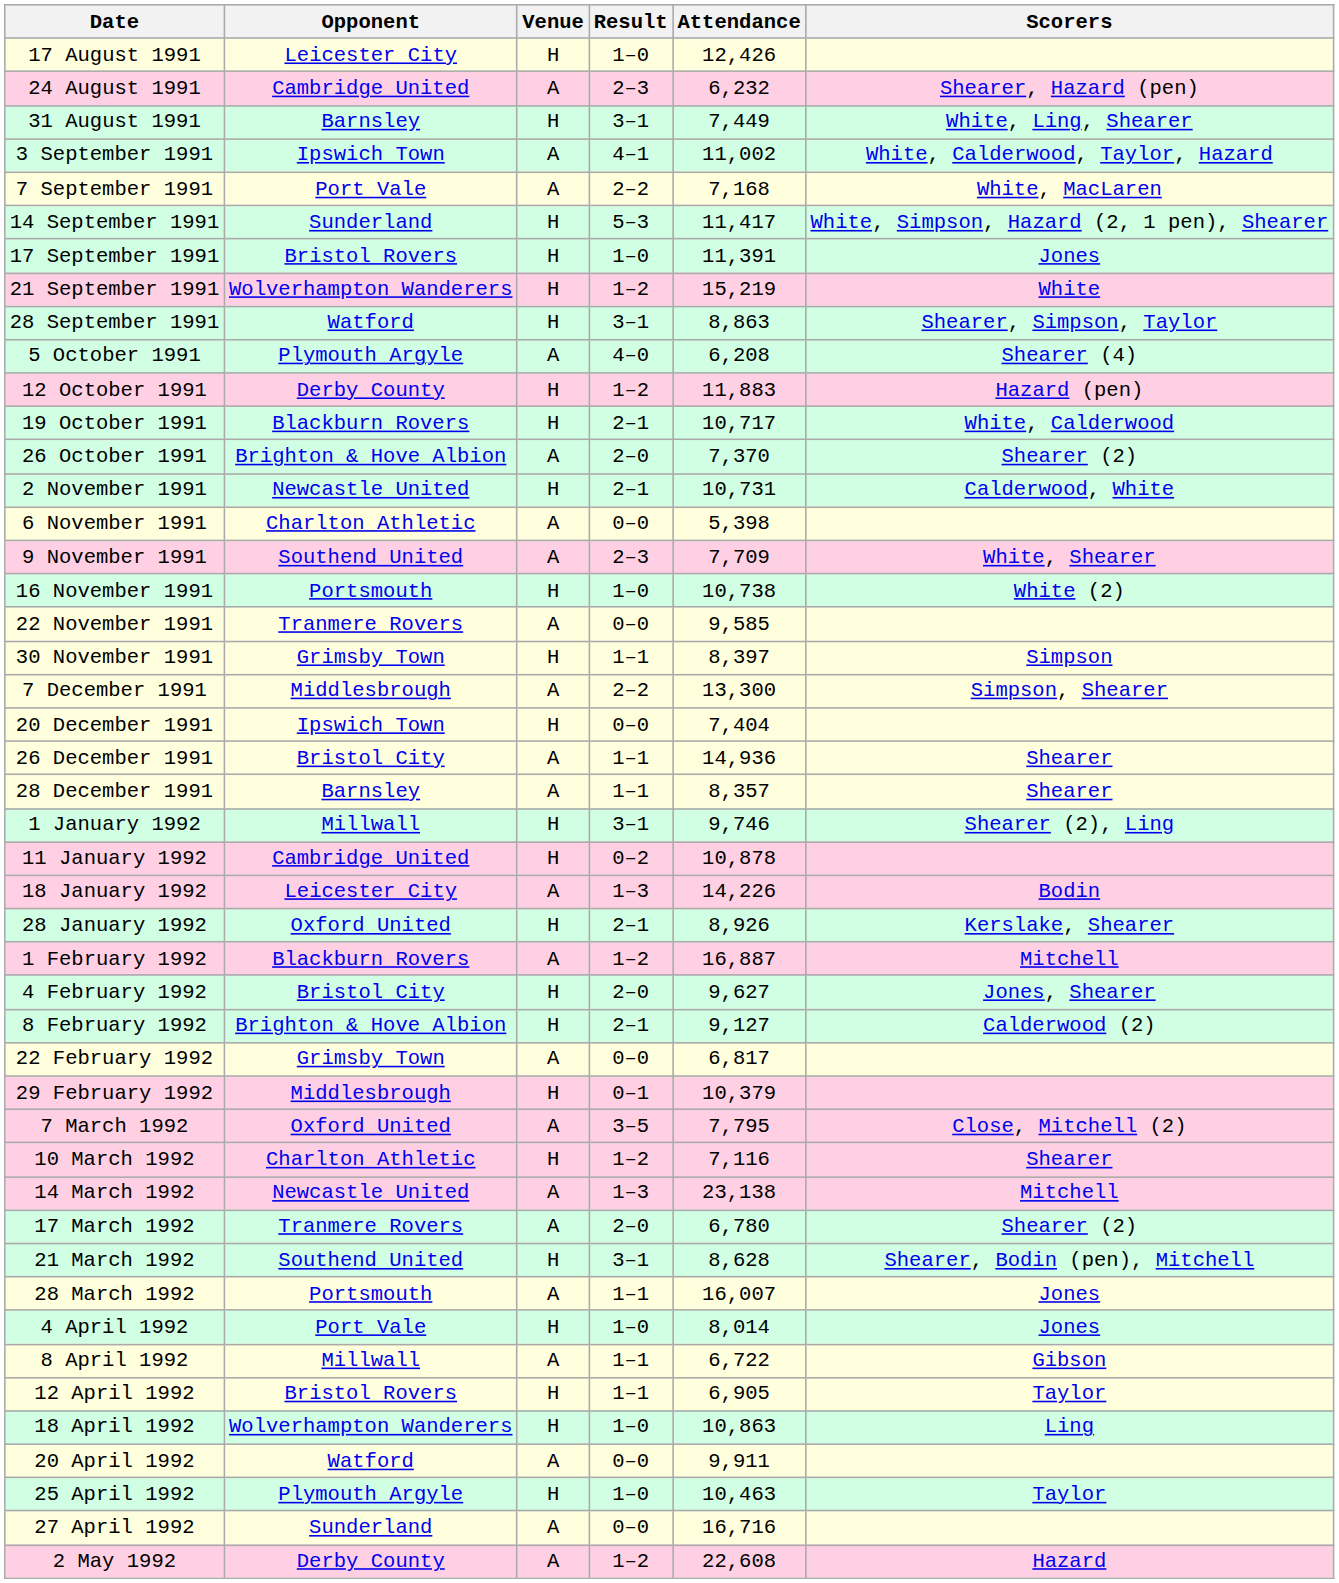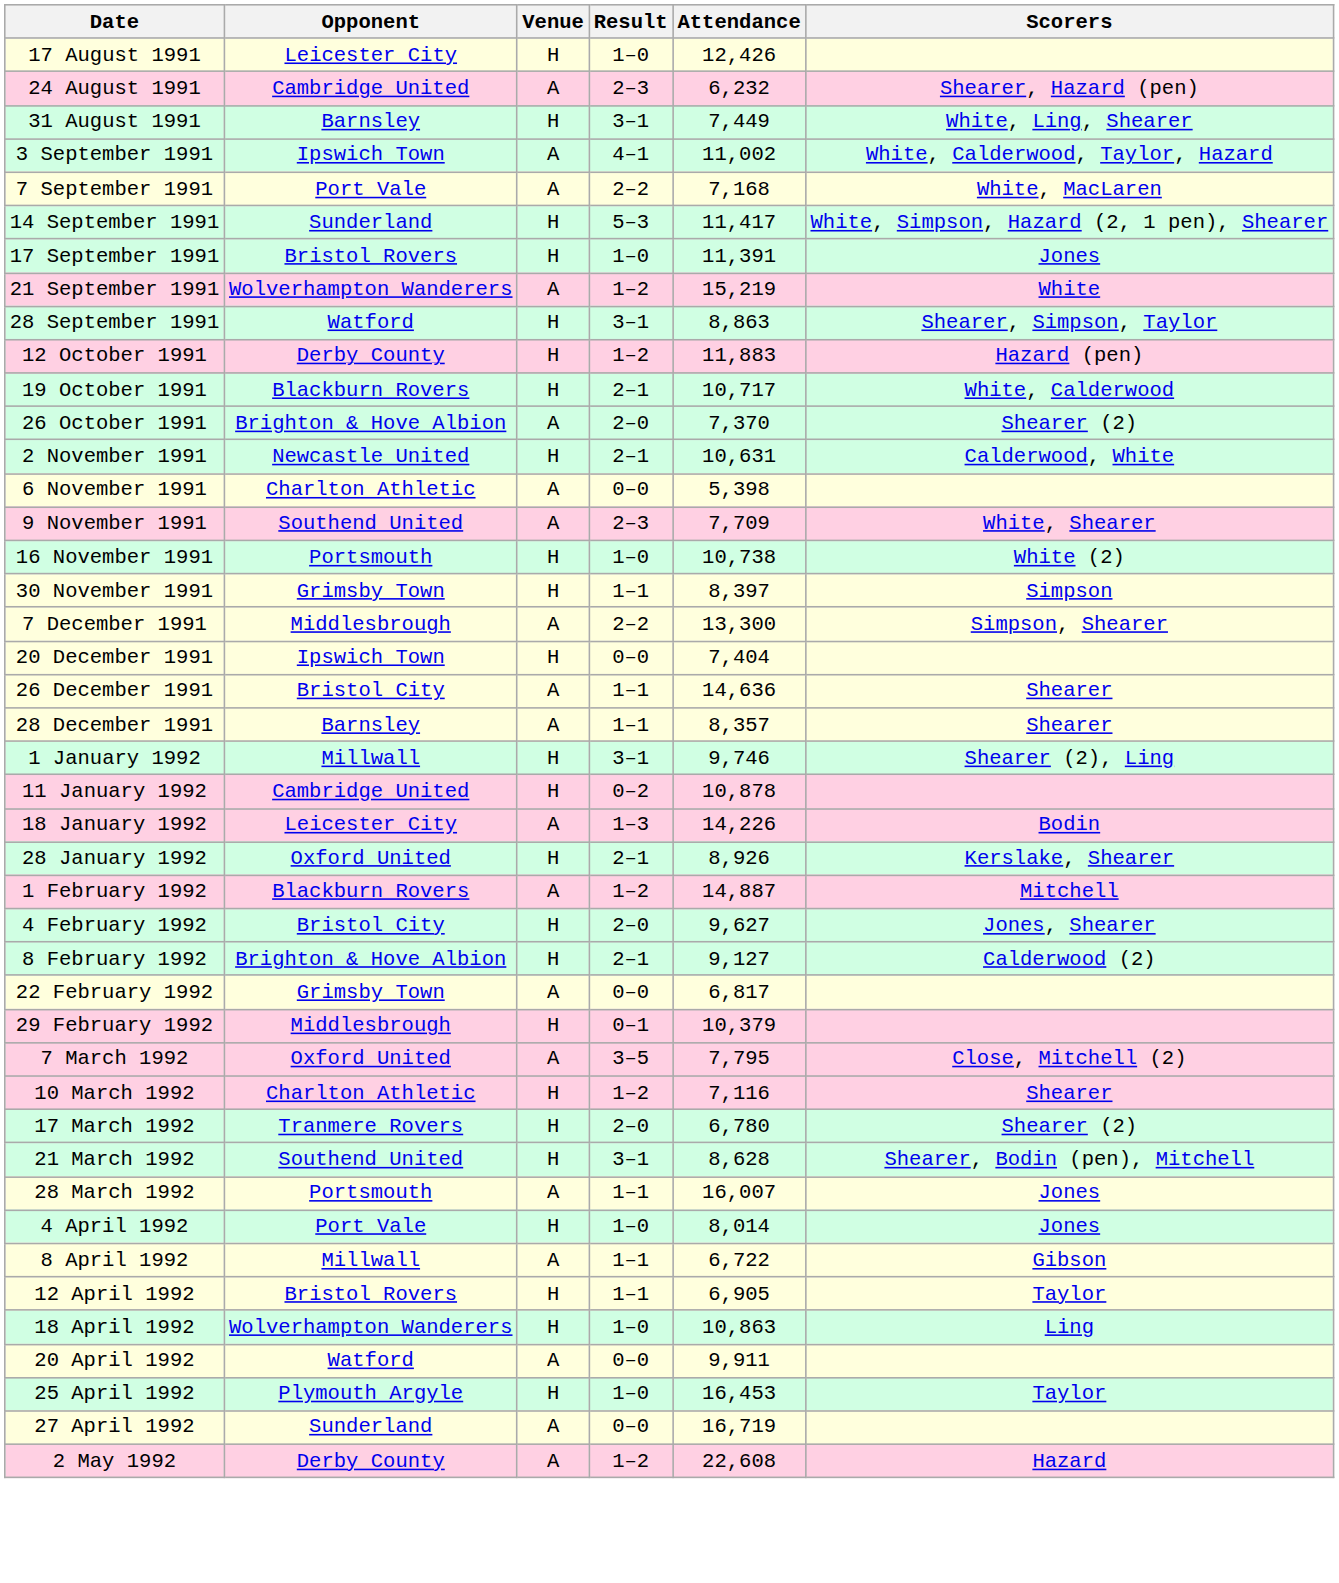(553, 289) H -> (553, 289) A
- row: (114, 356)
(739, 490) 10,731 -> (739, 457) 10,631
- row: (114, 624)
(739, 758) 14,936 -> (739, 691) 14,636
(739, 959) 16,887 -> (739, 892) 14,887
- row: (114, 1193)
(553, 1227) A -> (553, 1126) H
(739, 1494) 10,463 -> (739, 1394) 16,453
(739, 1528) 16,716 -> (739, 1428) 16,719
